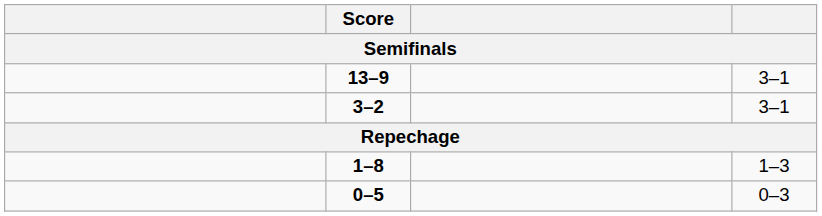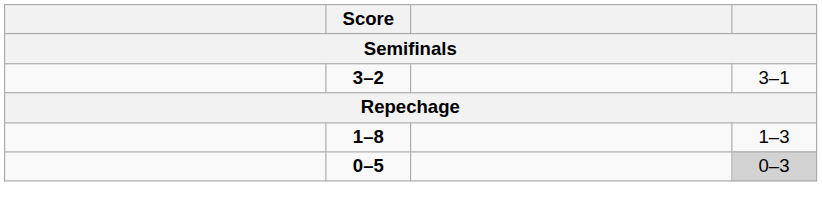- row: (368, 78)
(774, 195) no background -> (774, 166) lightgrey background
